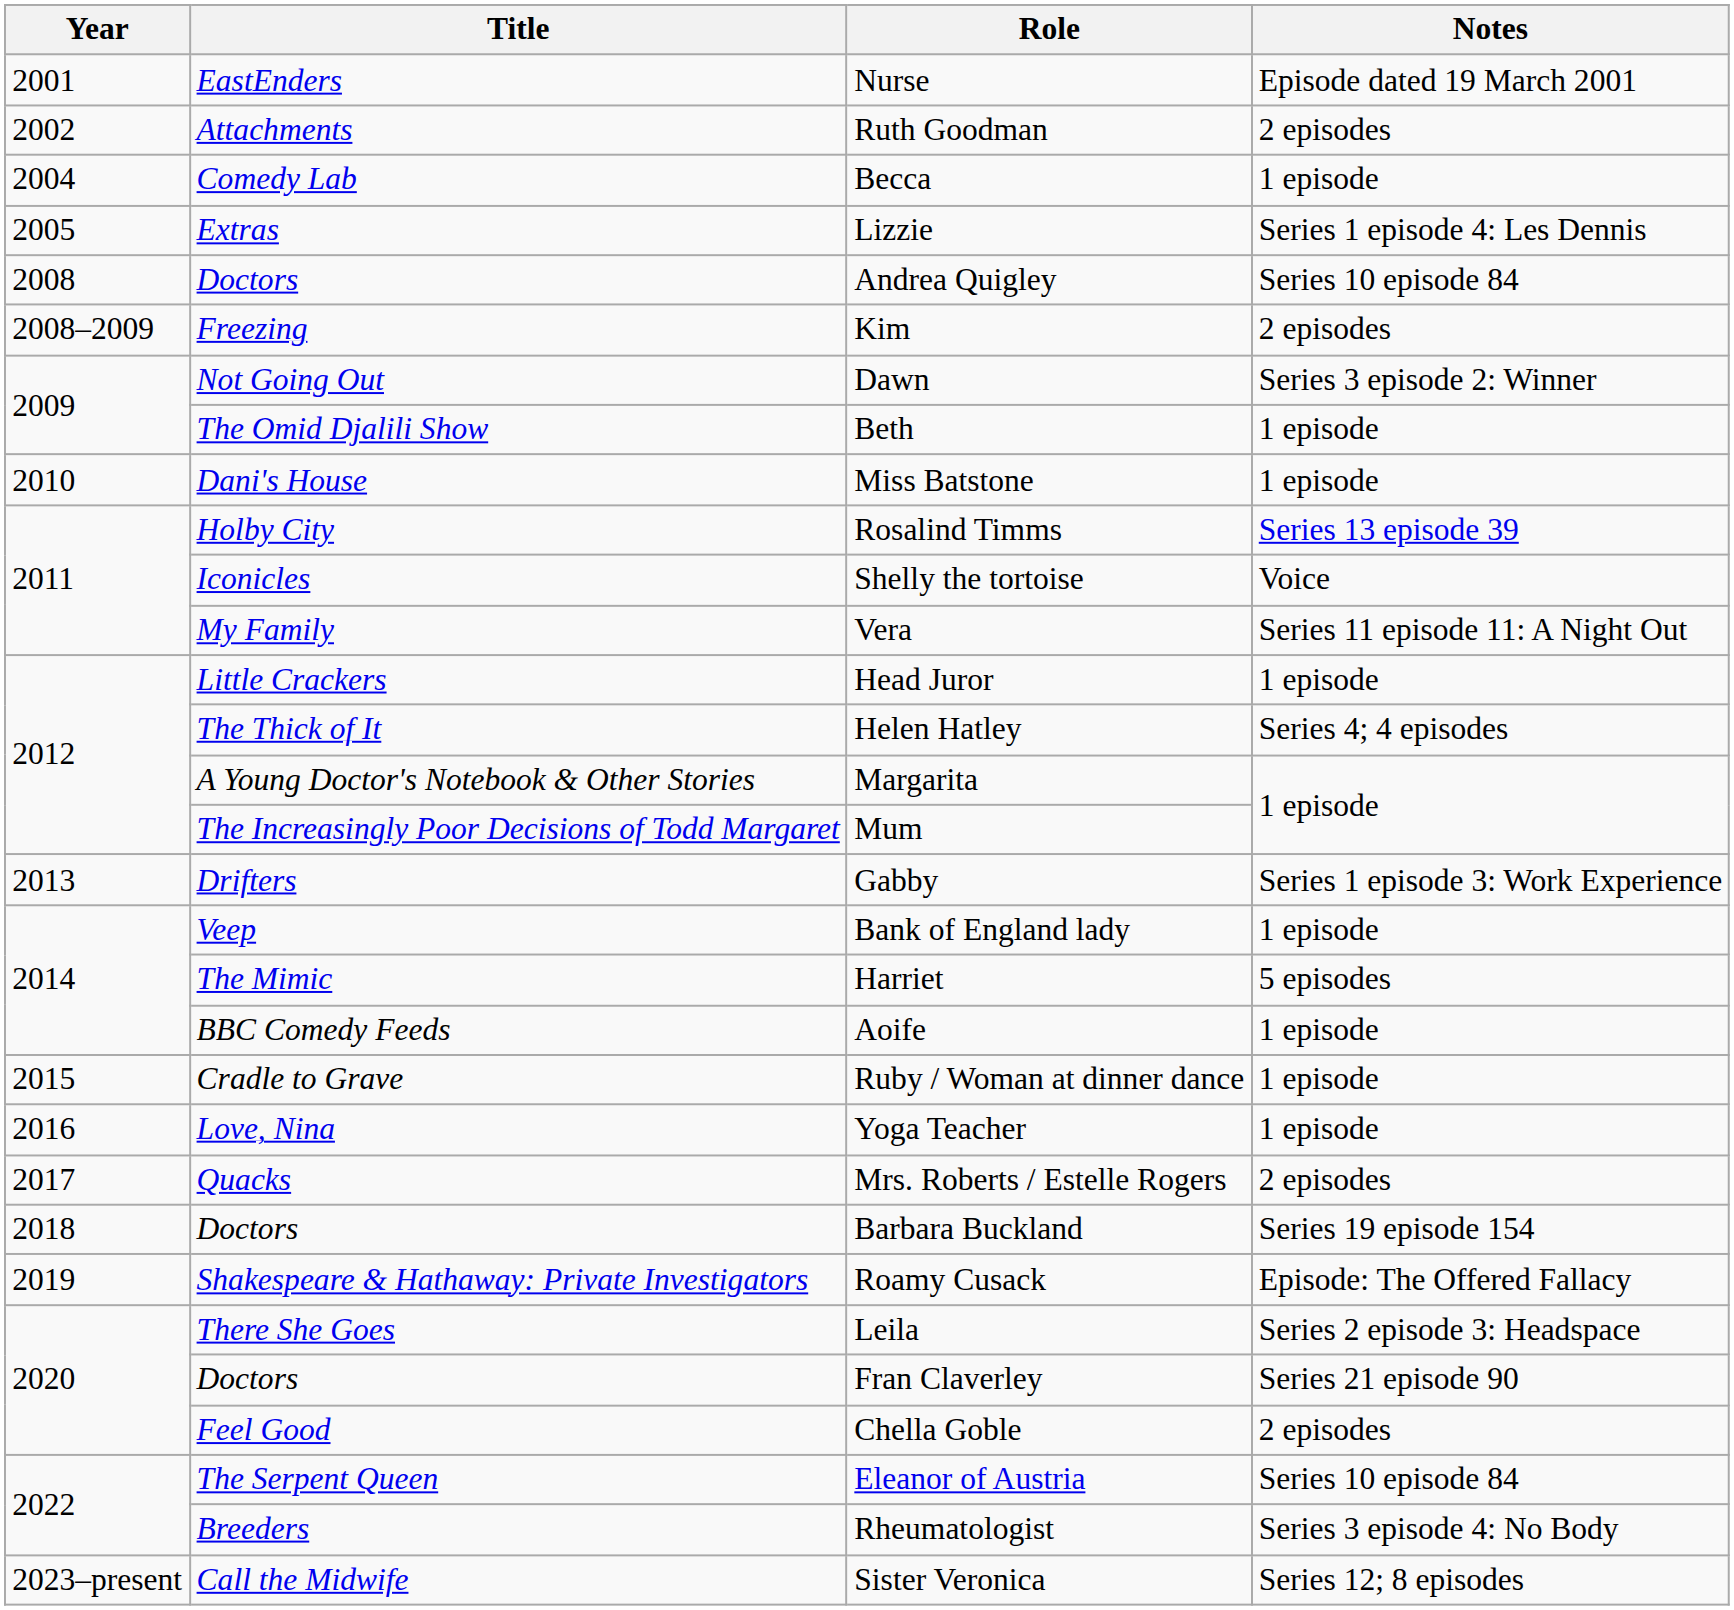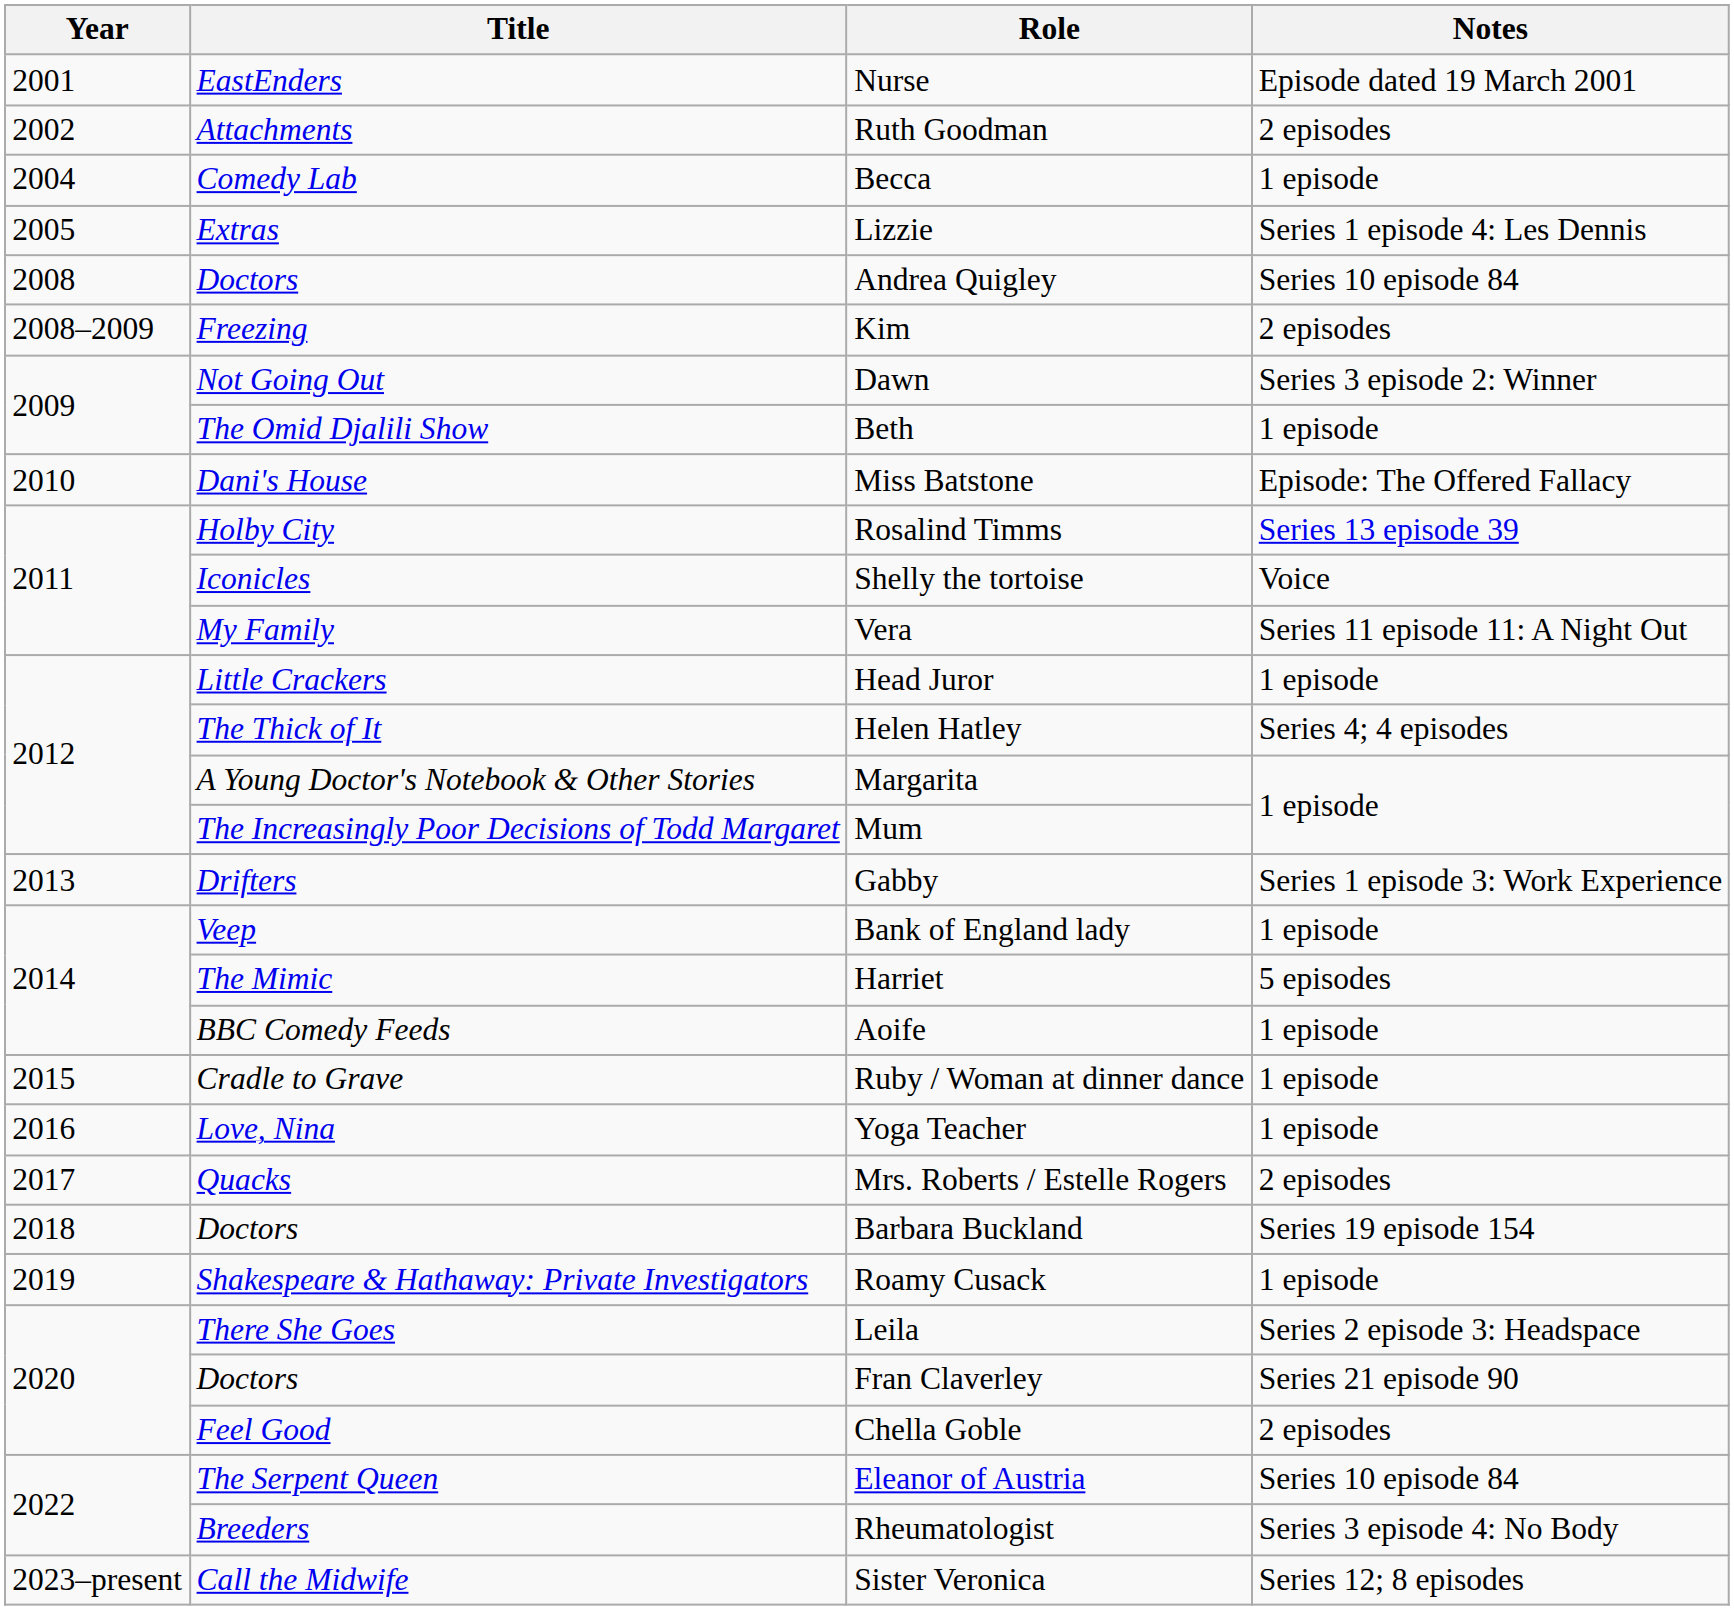(1319, 479) 1 episode -> (1445, 479) Episode: The Offered Fallacy
(1445, 1279) Episode: The Offered Fallacy -> (1319, 1279) 1 episode
